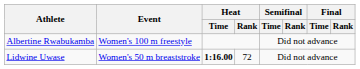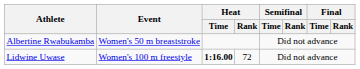(145, 42) Women's 100 m freestyle -> (149, 42) Women's 50 m breaststroke
(149, 57) Women's 50 m breaststroke -> (145, 57) Women's 100 m freestyle
